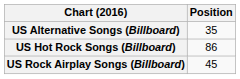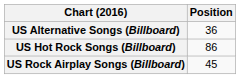(211, 30) 35 -> (211, 30) 36
